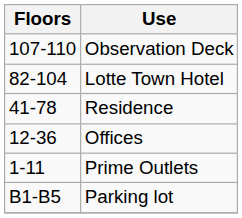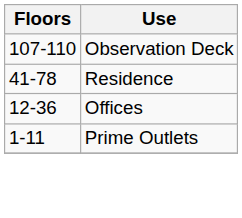- row: (154, 78)
- row: (129, 197)
